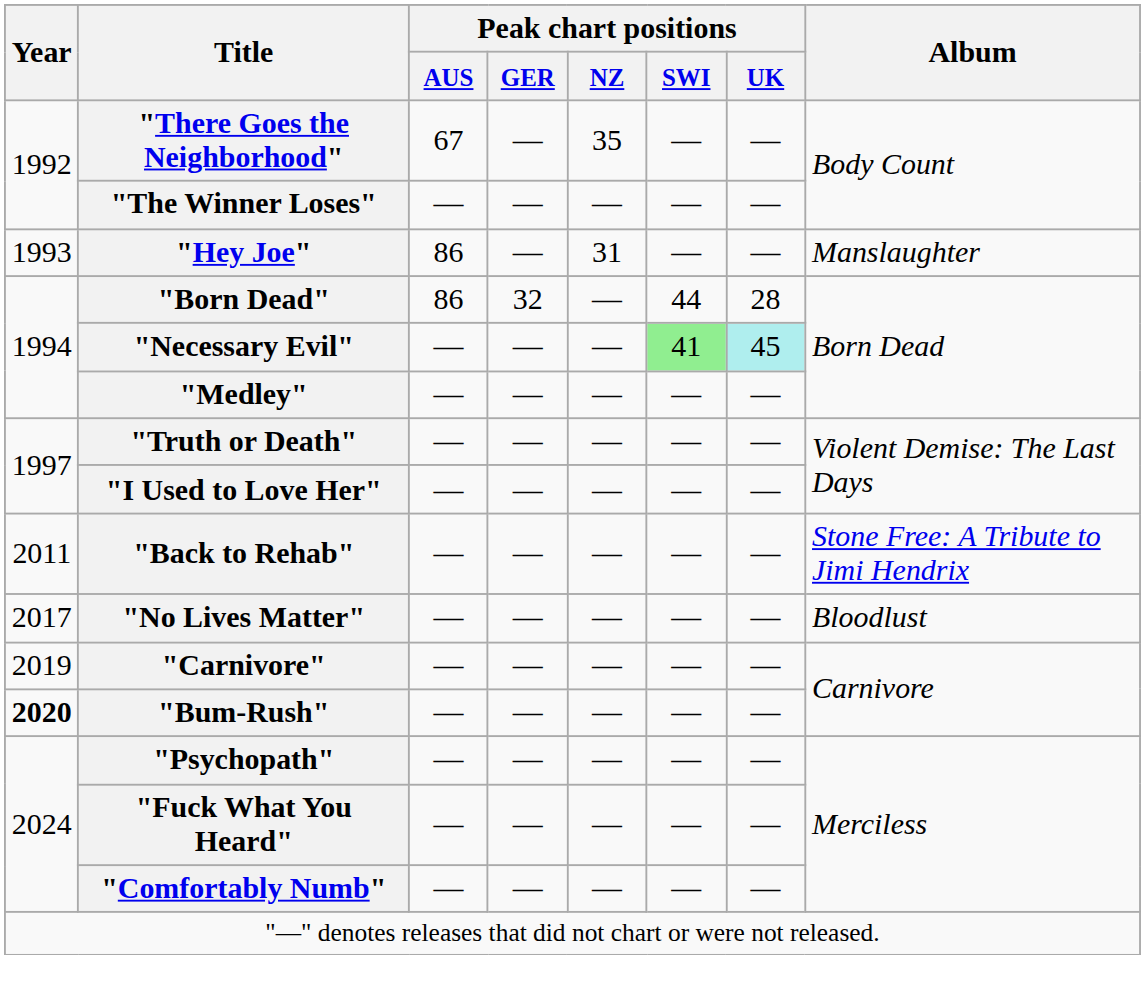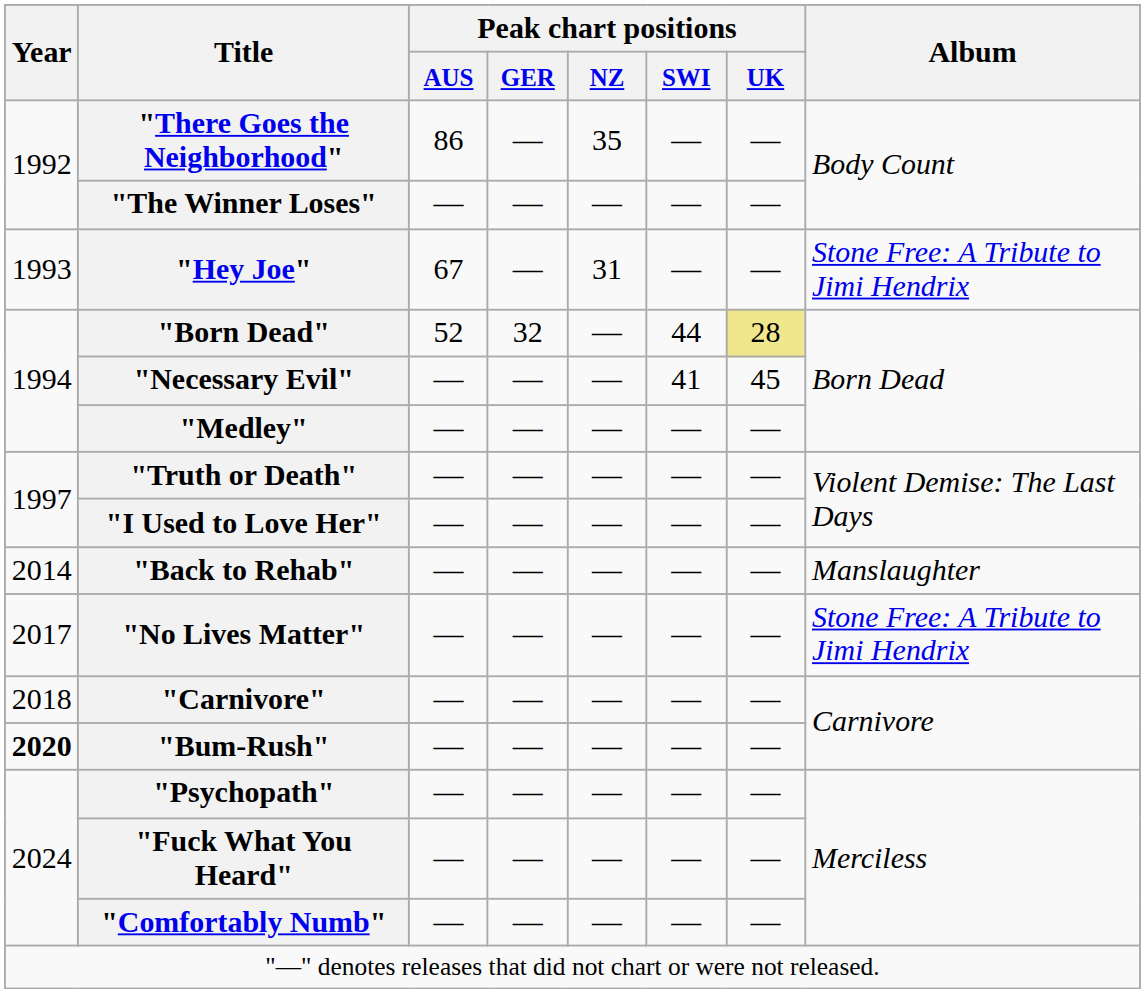(449, 139) 67 -> (449, 139) 86
(449, 251) 86 -> (449, 268) 67
(896, 251) Manslaughter -> (956, 268) Stone Free: A Tribute to Jimi Hendrix
(449, 299) 86 -> (449, 332) 52
(765, 299) no background -> (765, 332) khaki background
(686, 346) lightgreen background -> (686, 380) no background
(765, 346) paleturquoise background -> (765, 380) no background
(42, 553) 2011 -> (42, 570) 2014
(956, 553) Stone Free: A Tribute to Jimi Hendrix -> (896, 570) Manslaughter
(869, 617) Bloodlust -> (956, 634) Stone Free: A Tribute to Jimi Hendrix
(42, 664) 2019 -> (42, 698) 2018
